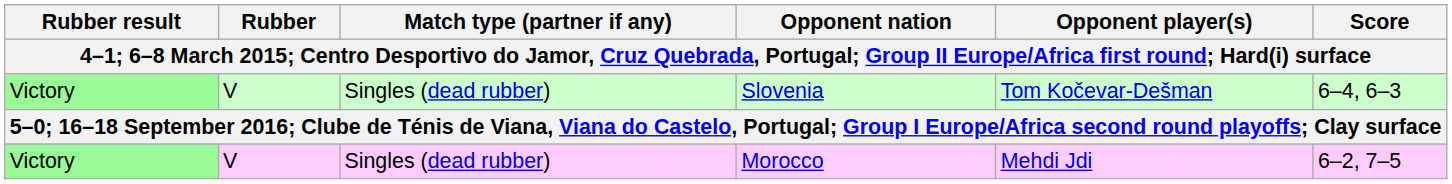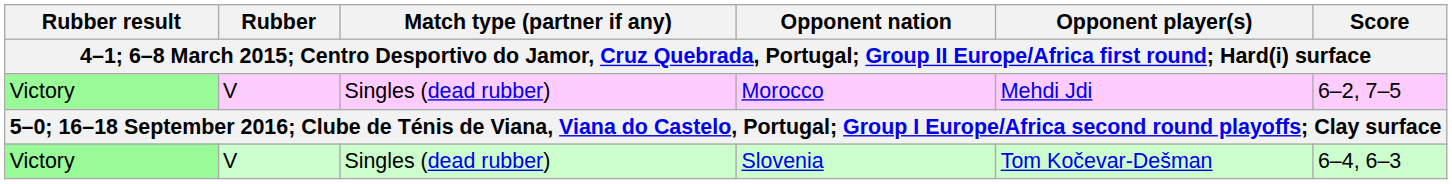rows swapped: (783, 160) <-> (783, 90)
